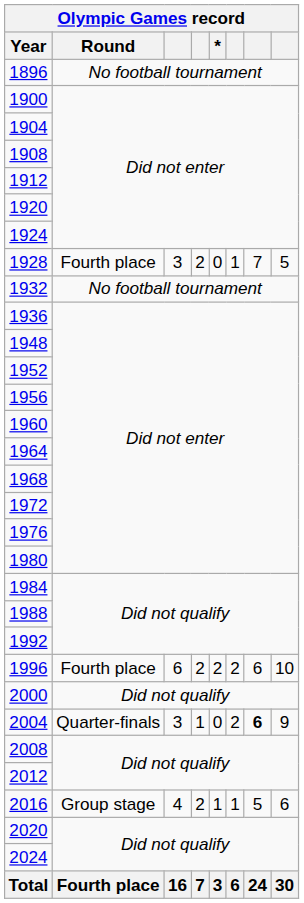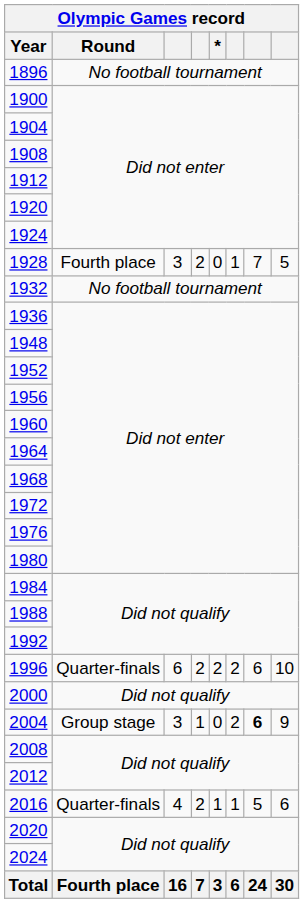(108, 668) Fourth place -> (108, 668) Quarter-finals
(108, 722) Quarter-finals -> (108, 722) Group stage
(108, 804) Group stage -> (108, 804) Quarter-finals
